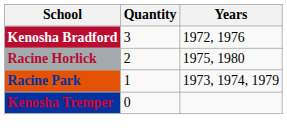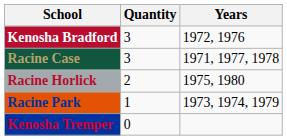+ row: (44, 59)
